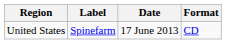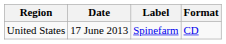columns swapped: (150, 13) <-> (93, 13)
